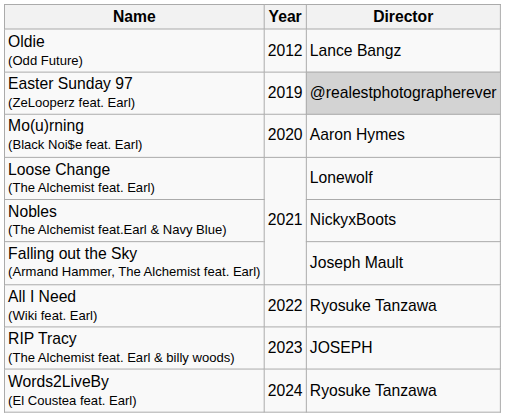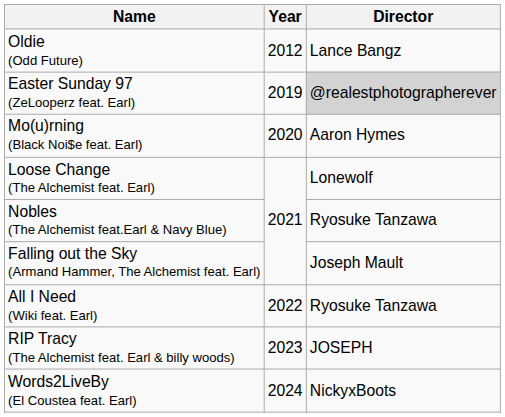(353, 220) NickyxBoots -> (373, 220) Ryosuke Tanzawa
(373, 390) Ryosuke Tanzawa -> (353, 390) NickyxBoots
